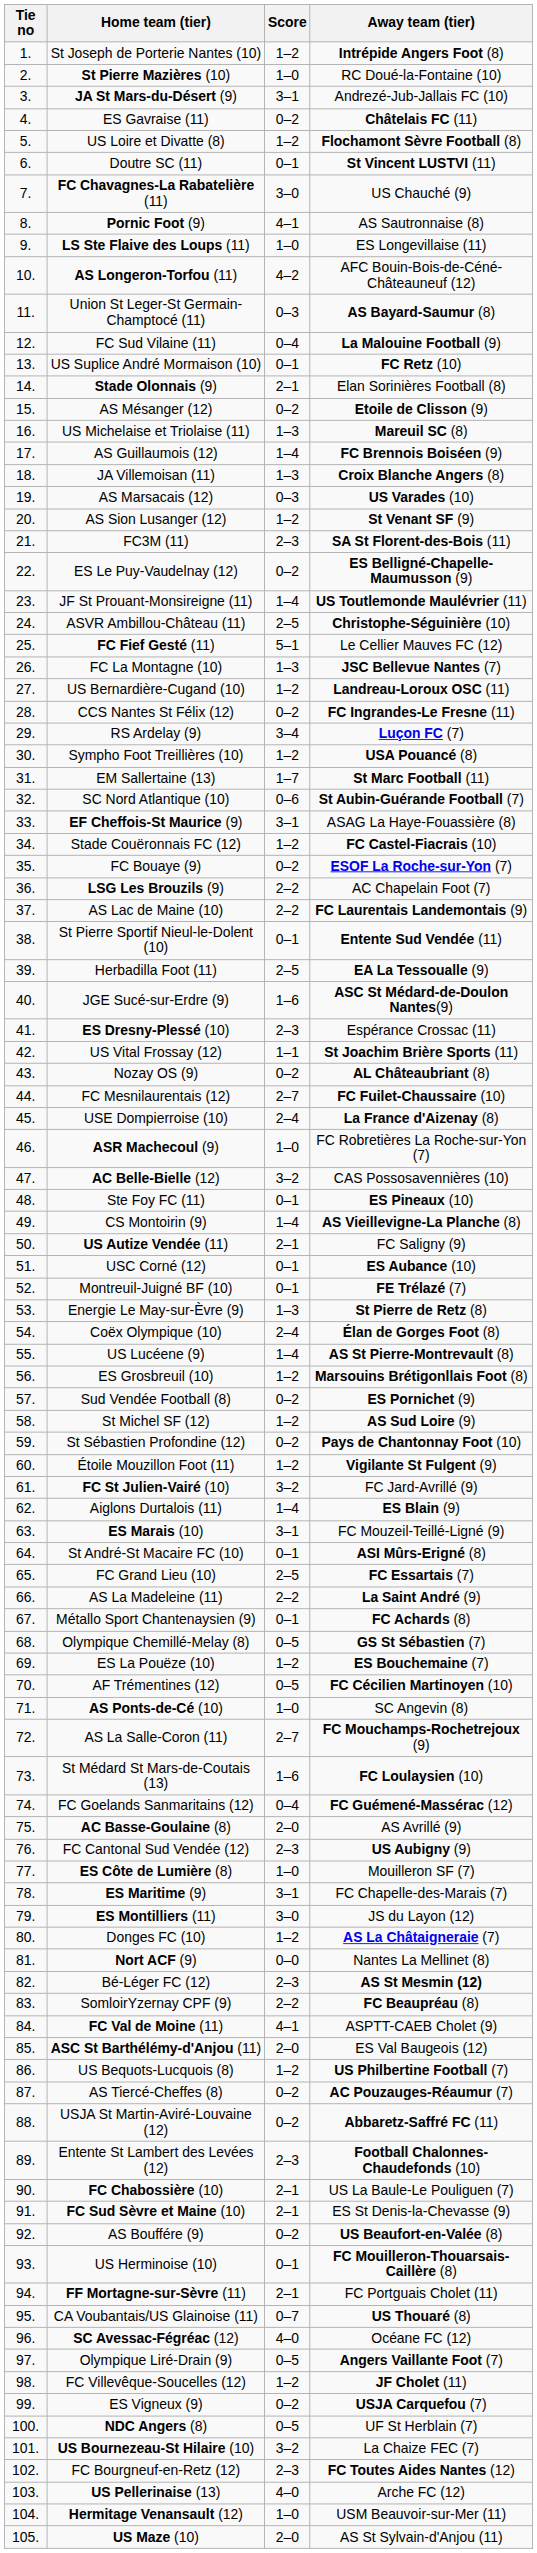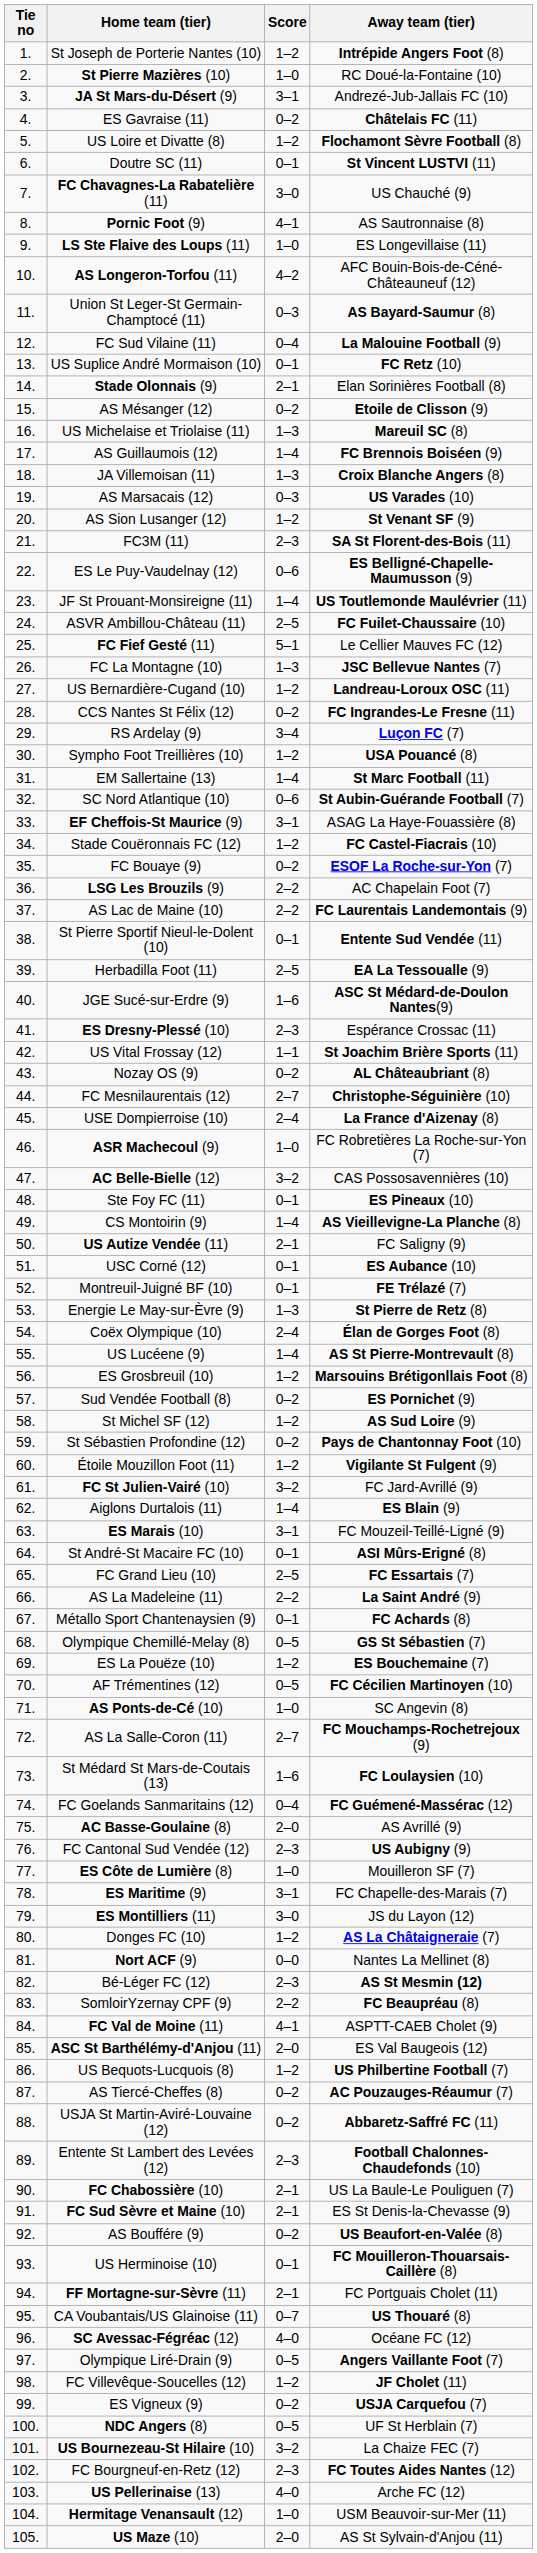(287, 571) 0–2 -> (287, 571) 0–6
(421, 623) Christophe-Séguinière (10) -> (421, 623) FC Fuilet-Chaussaire (10)
(287, 778) 1–7 -> (287, 778) 1–4
(421, 1096) FC Fuilet-Chaussaire (10) -> (421, 1096) Christophe-Séguinière (10)
